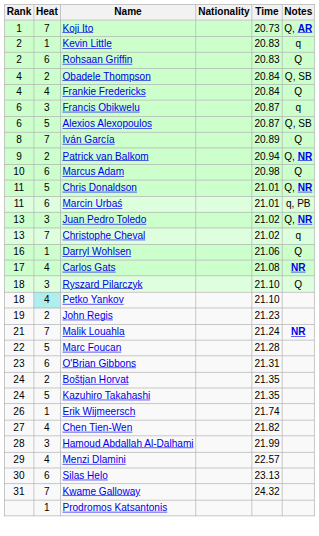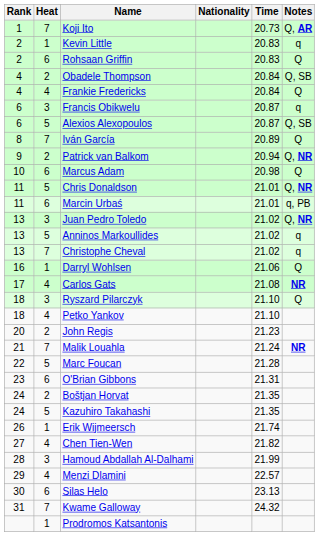+ row: (110, 236)
(47, 300) paleturquoise background -> (47, 316) no background
(19, 316) 19 -> (19, 332) 20
